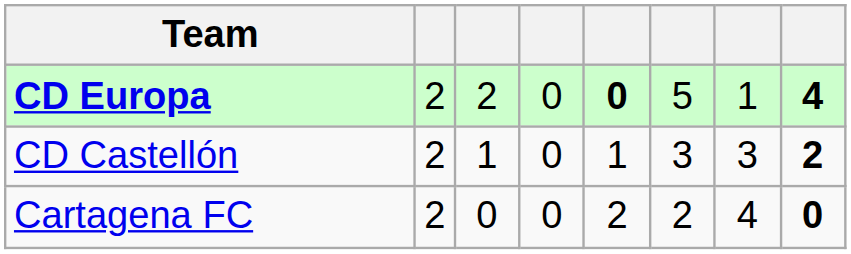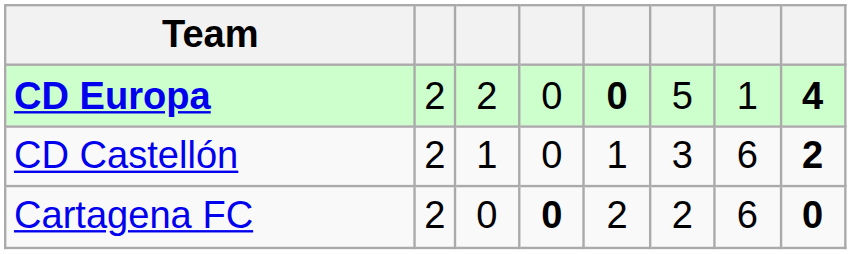(747, 155) 3 -> (747, 155) 6
(552, 215) normal -> (552, 215) bold
(747, 215) 4 -> (747, 215) 6
